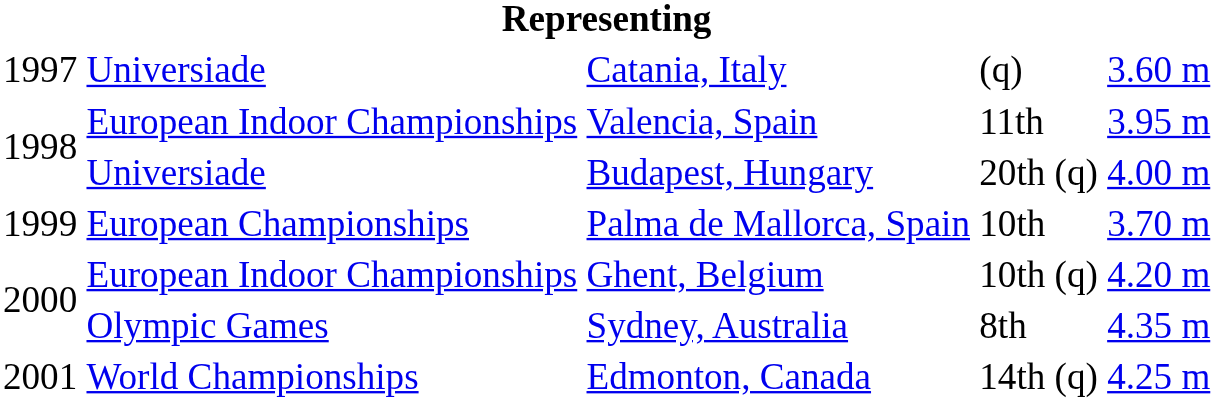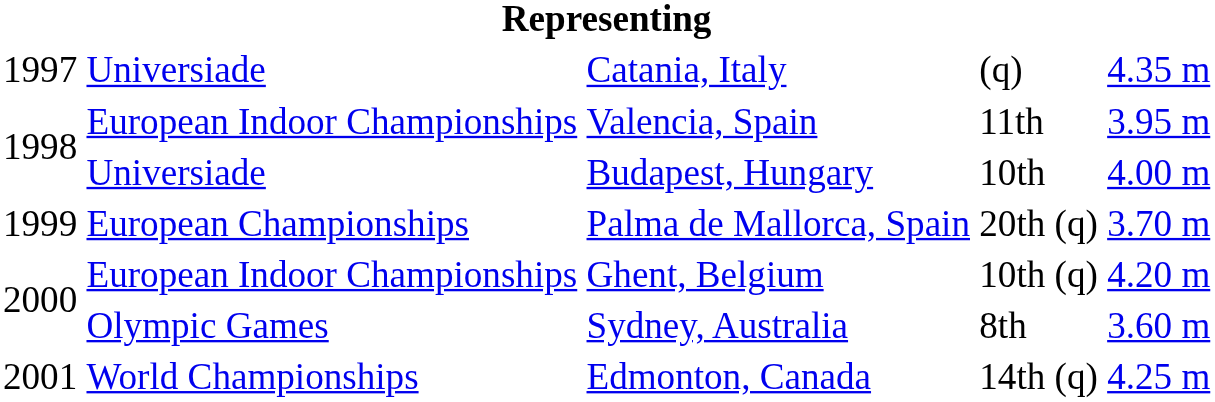(1159, 70) 3.60 m -> (1159, 70) 4.35 m
(1039, 172) 20th (q) -> (1012, 172) 10th
(1012, 223) 10th -> (1039, 223) 20th (q)
(1159, 325) 4.35 m -> (1159, 325) 3.60 m
